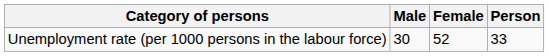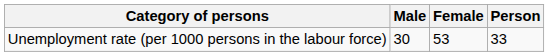(441, 39) 52 -> (441, 39) 53
